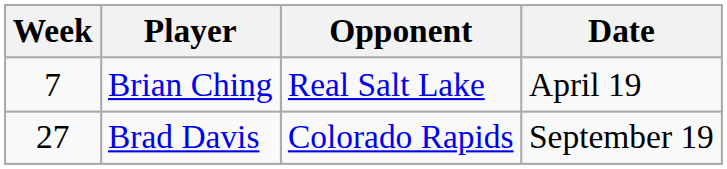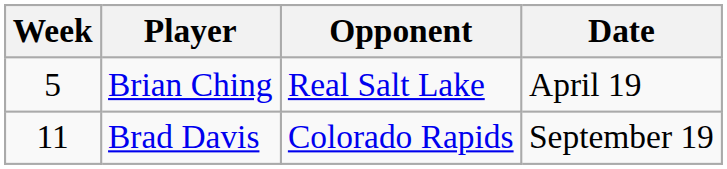(53, 84) 7 -> (53, 84) 5
(53, 137) 27 -> (53, 137) 11
